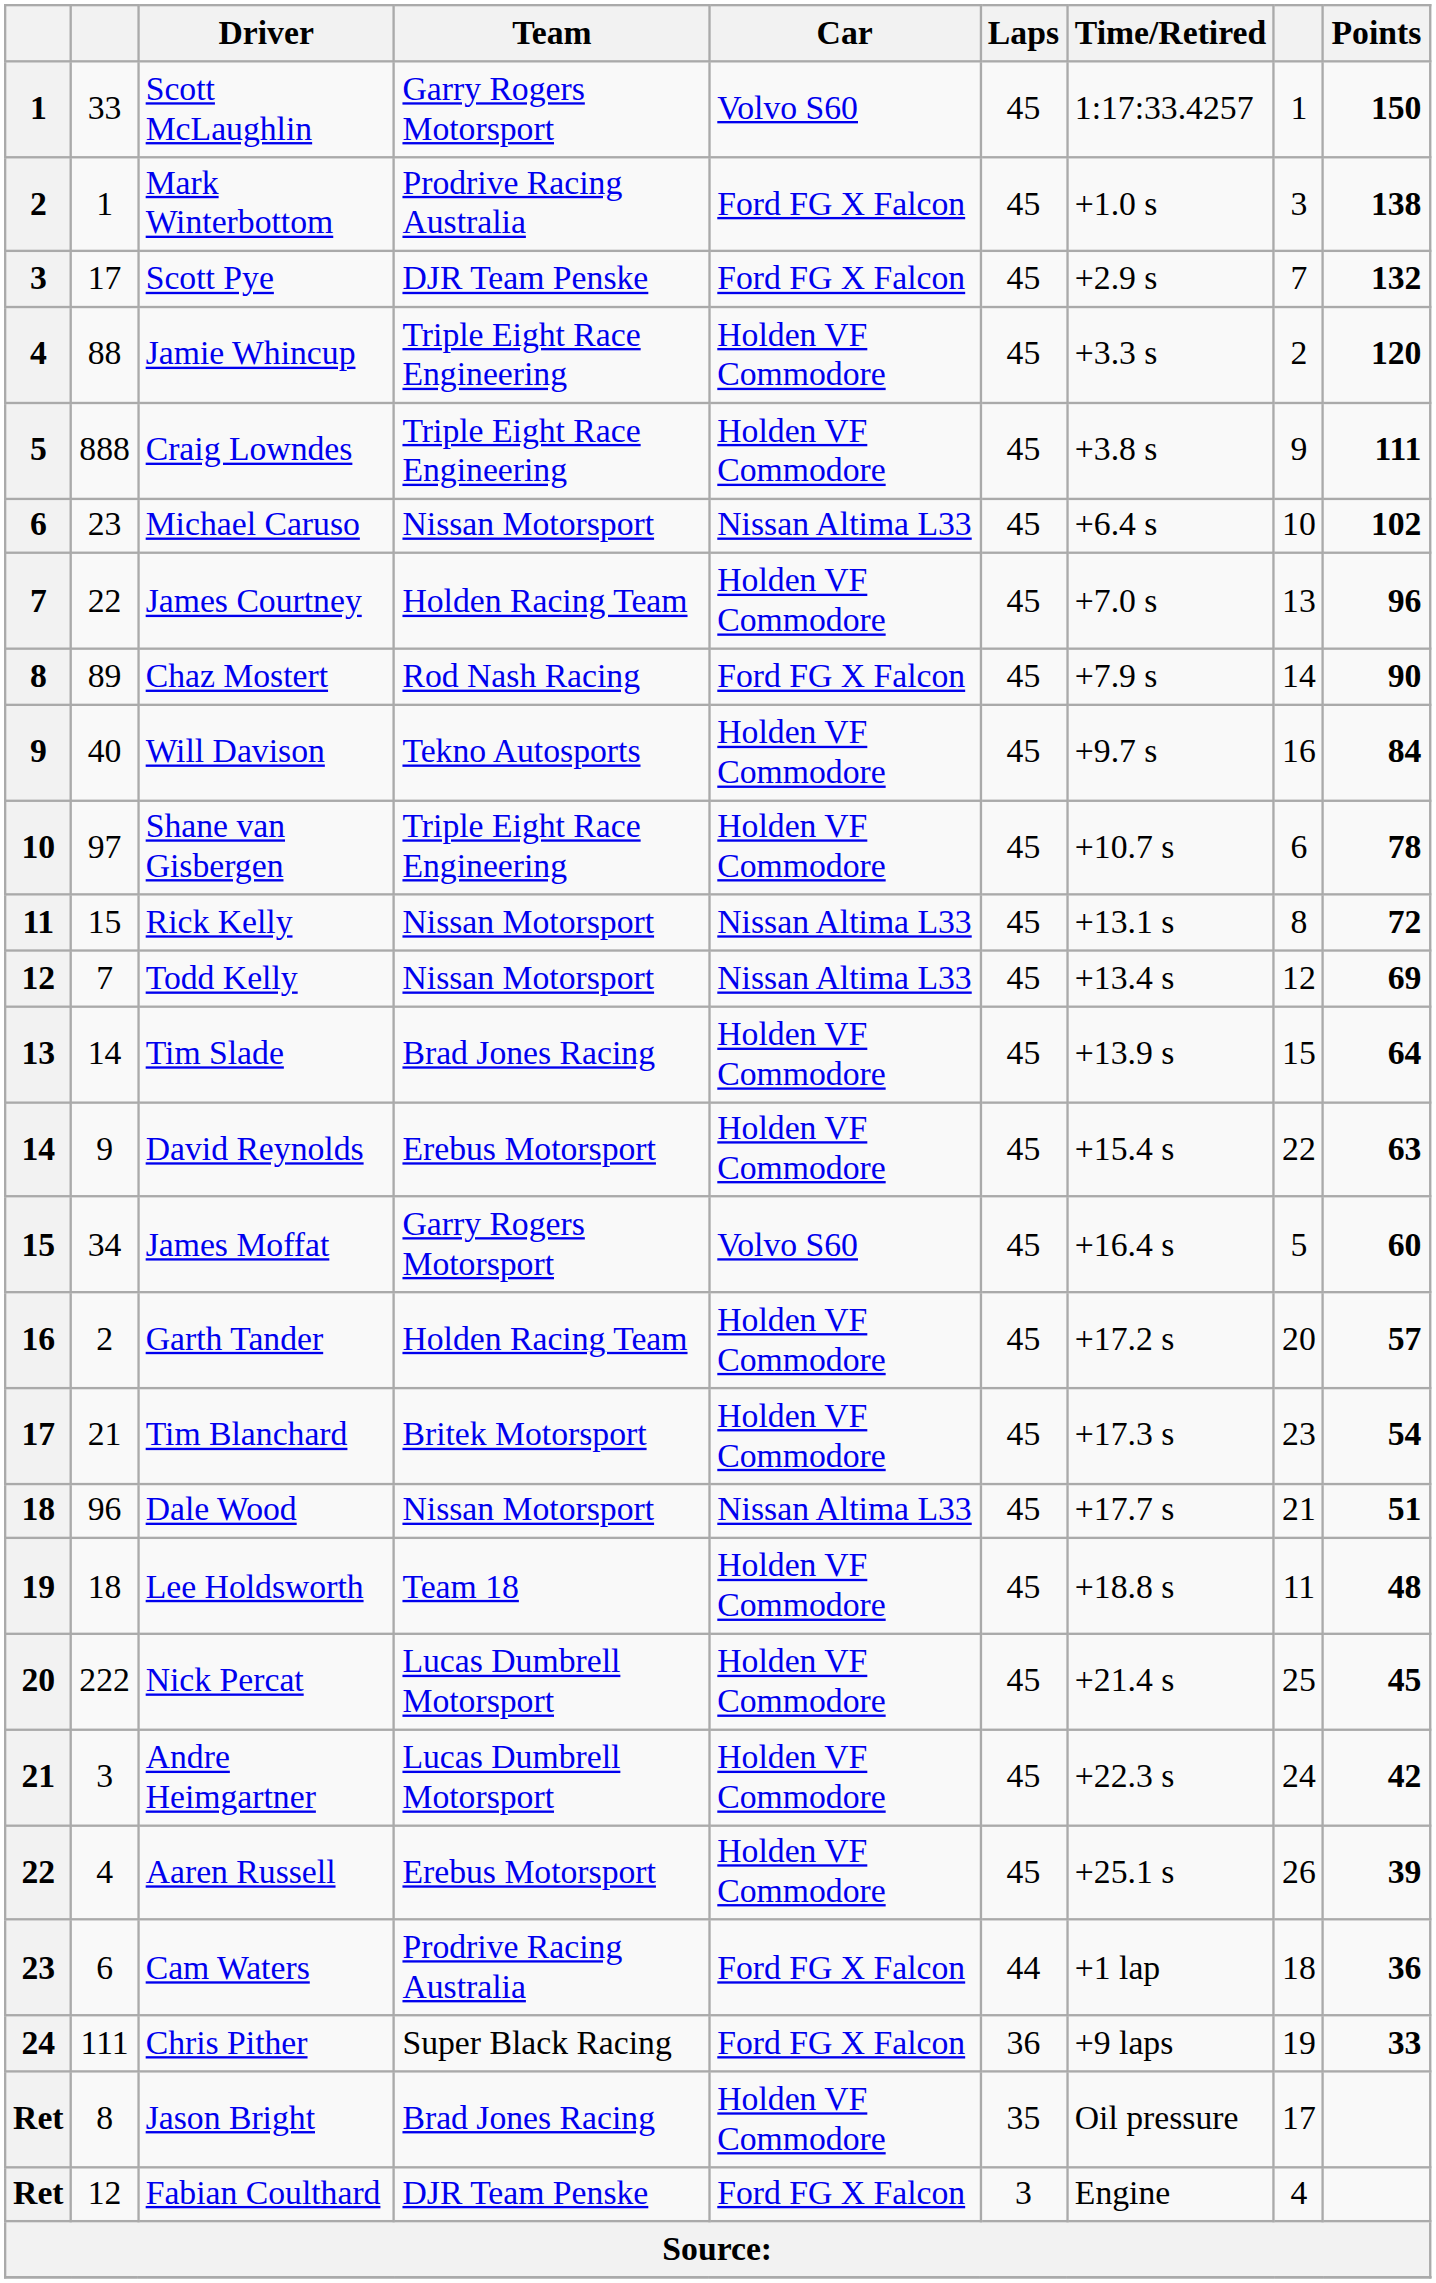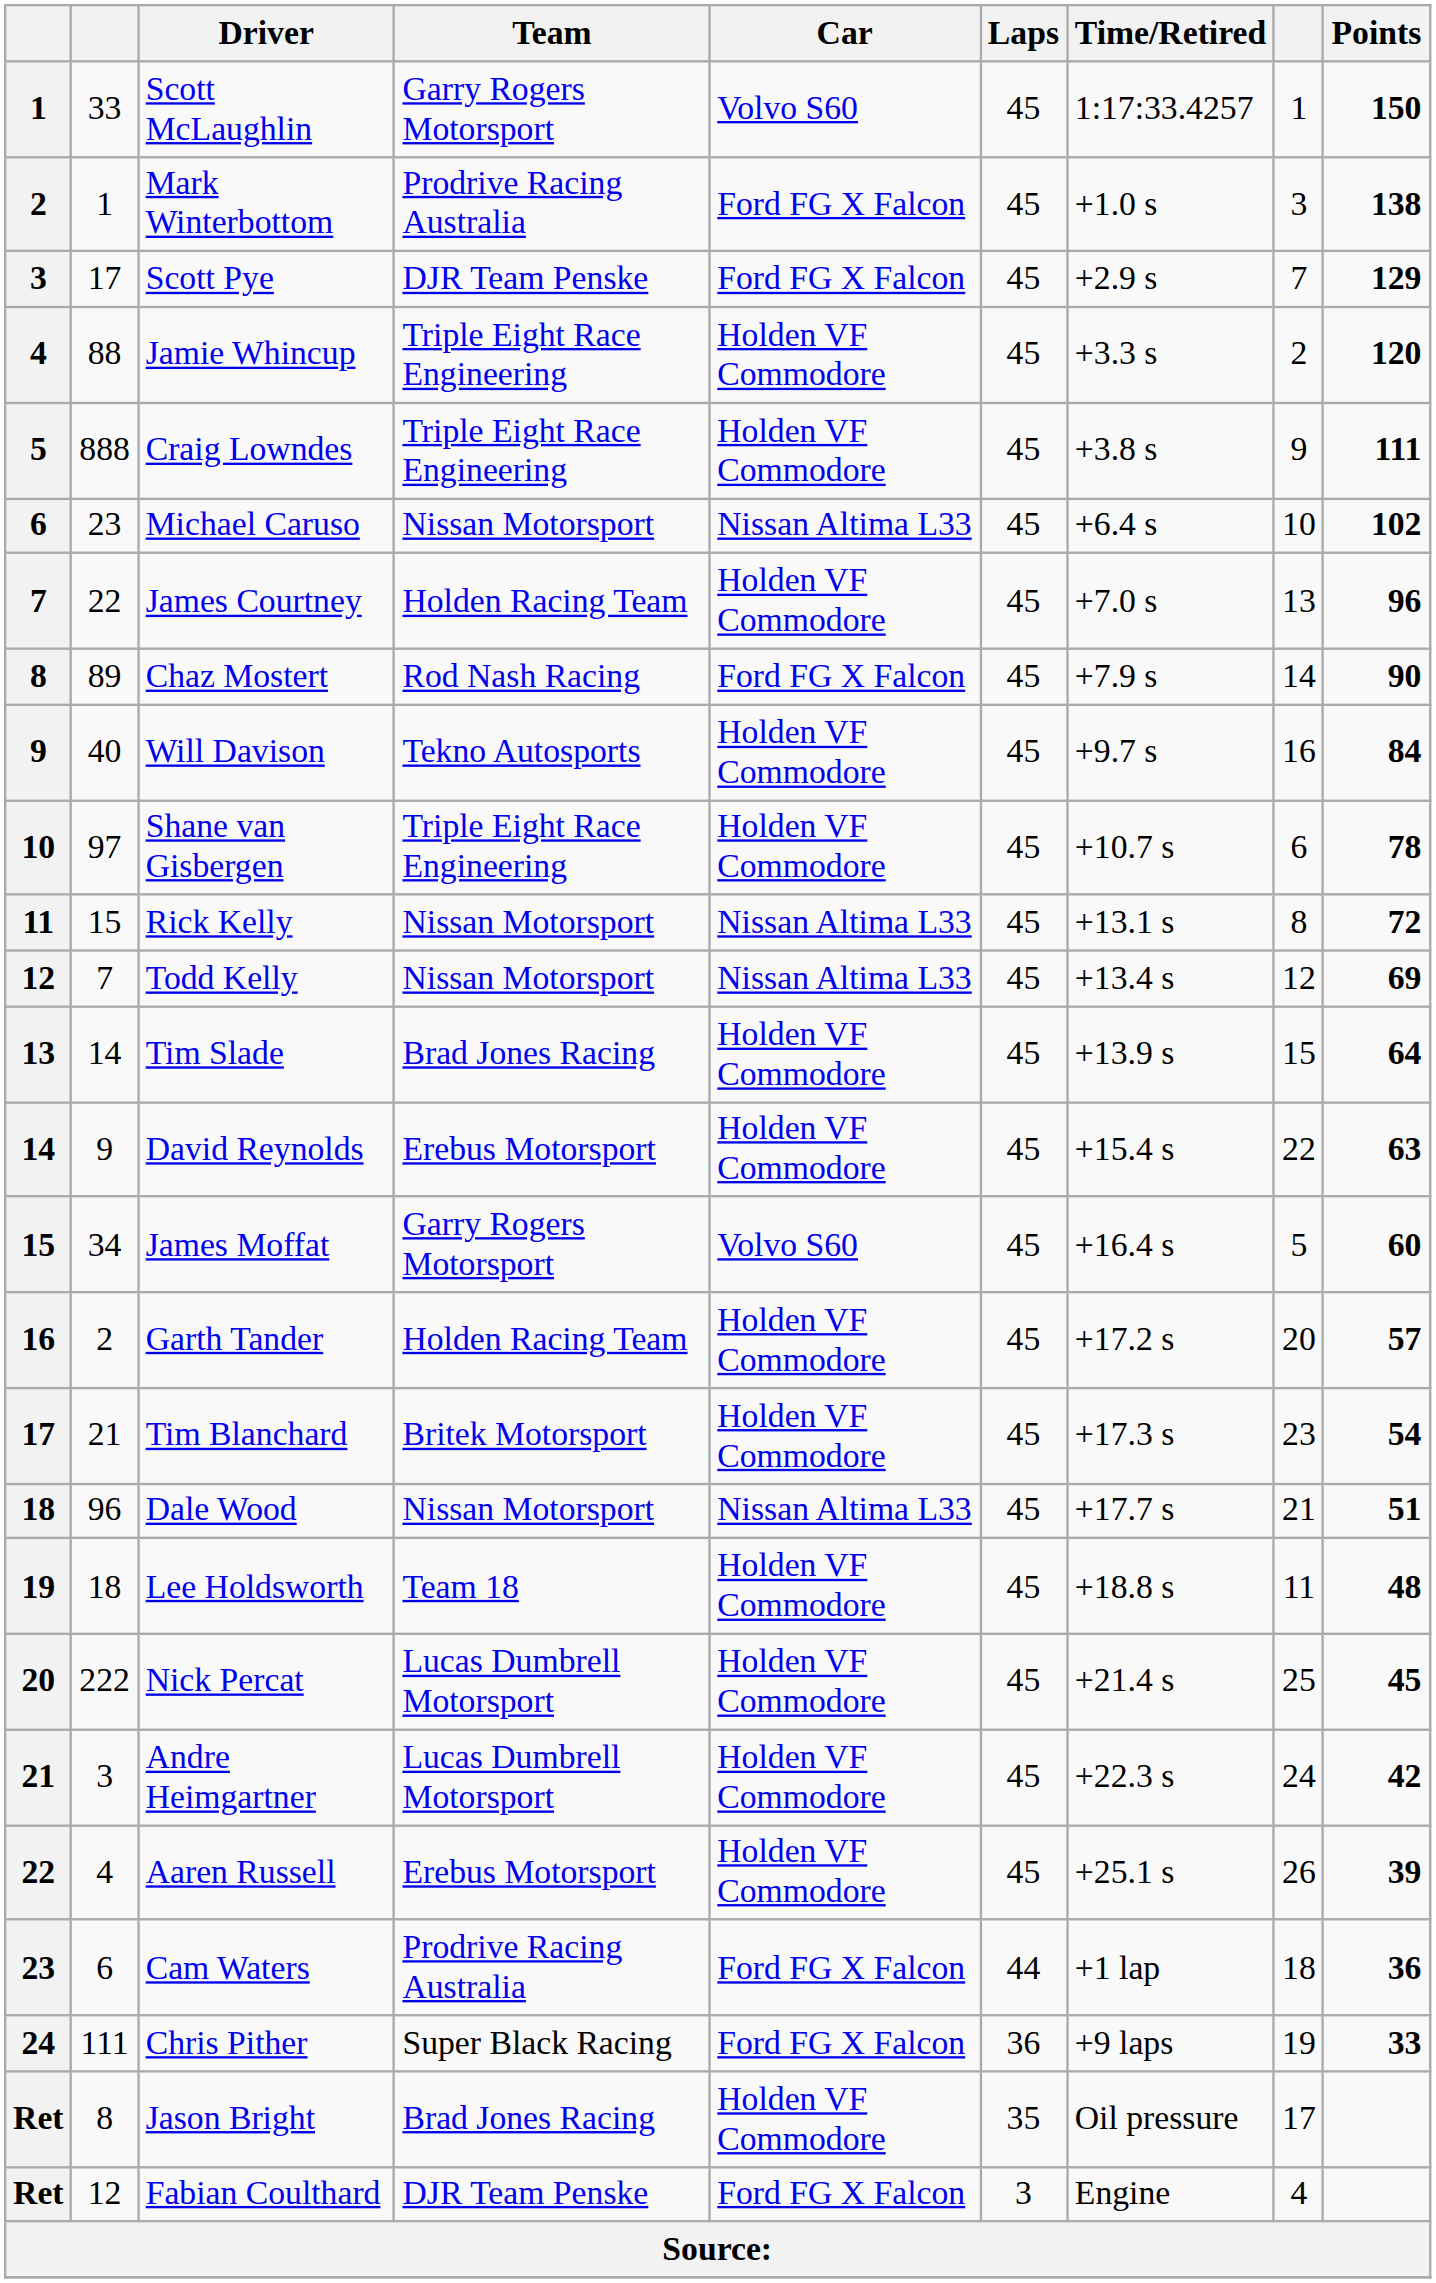(1396, 278) 132 -> (1396, 278) 129
